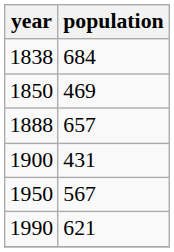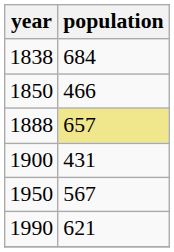(80, 90) 469 -> (80, 90) 466
(80, 125) no background -> (80, 125) khaki background
